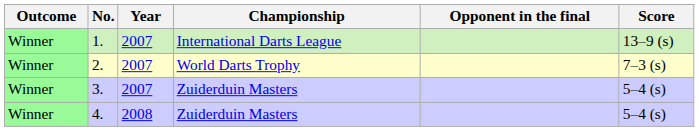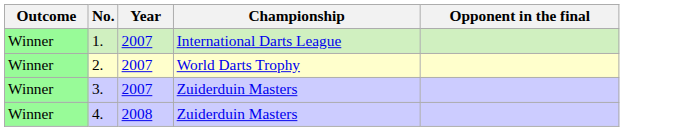- column: (656, 16)
